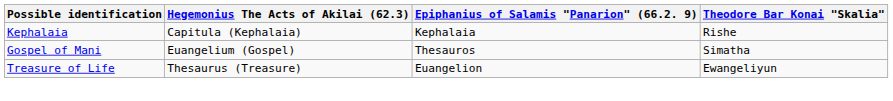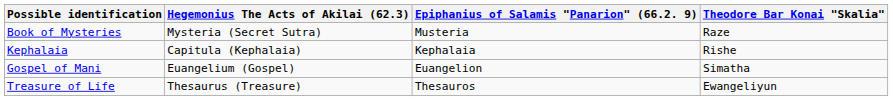+ row: (64, 32)
(445, 50) Thesauros -> (449, 68) Euangelion
(449, 68) Euangelion -> (445, 86) Thesauros
